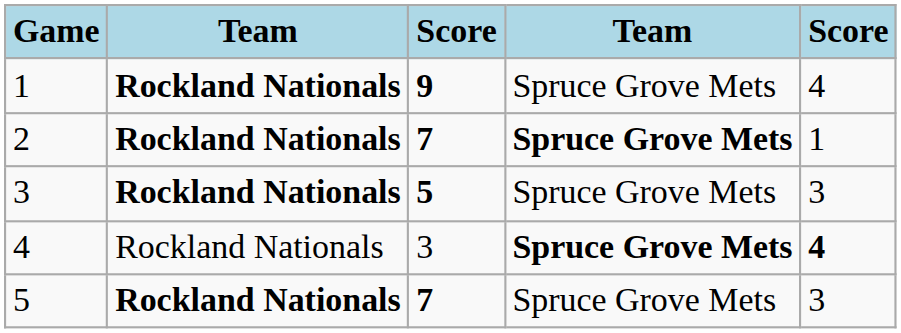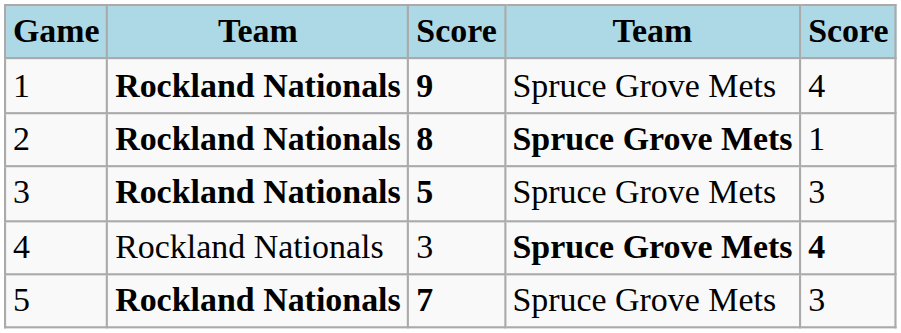(425, 138) 7 -> (425, 138) 8
